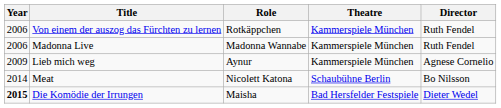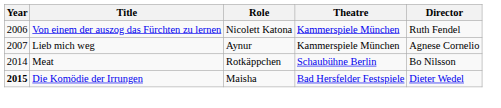(254, 29) Rotkäppchen -> (259, 29) Nicolett Katona
- row: (63, 45)
(17, 62) 2009 -> (17, 45) 2007
(259, 78) Nicolett Katona -> (254, 62) Rotkäppchen
